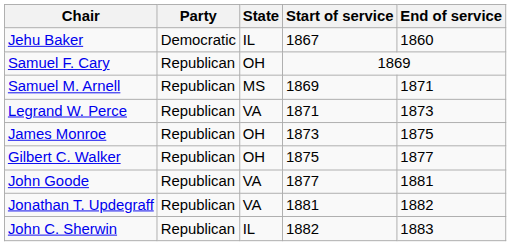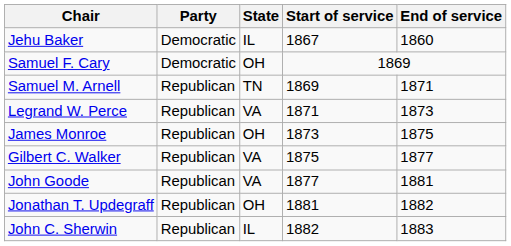(198, 63) Republican -> (198, 63) Democratic
(254, 87) MS -> (253, 87) TN
(254, 157) OH -> (252, 157) VA
(252, 205) VA -> (254, 205) OH
